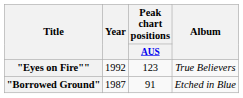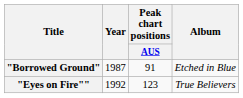rows swapped: (53, 84) <-> (53, 68)
